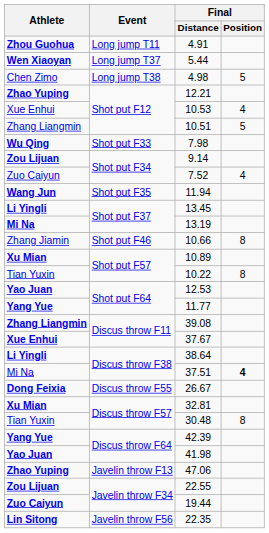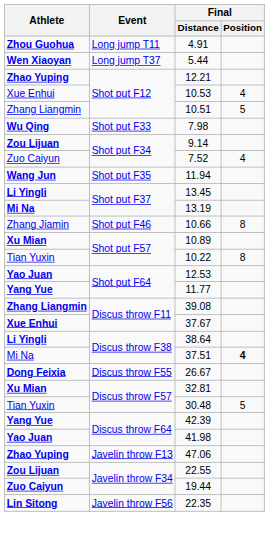- row: (198, 78)
(243, 422) 8 -> (243, 405) 5
